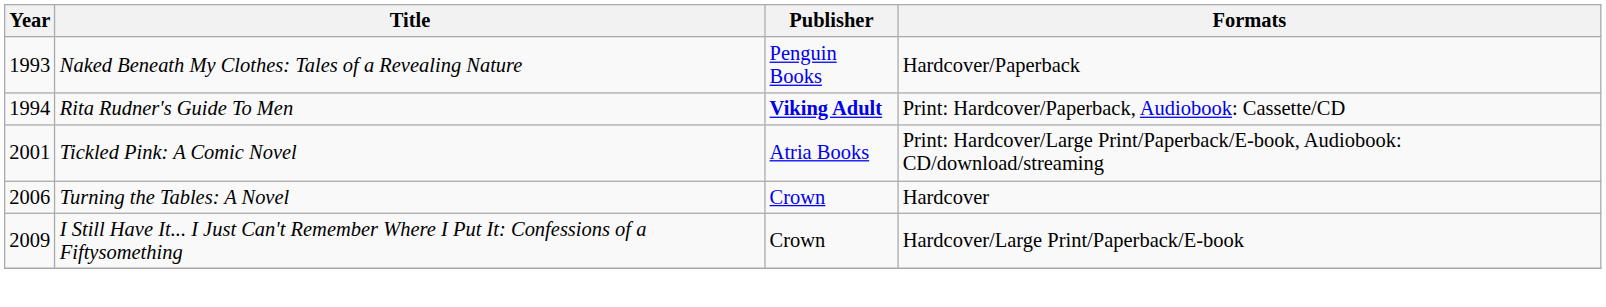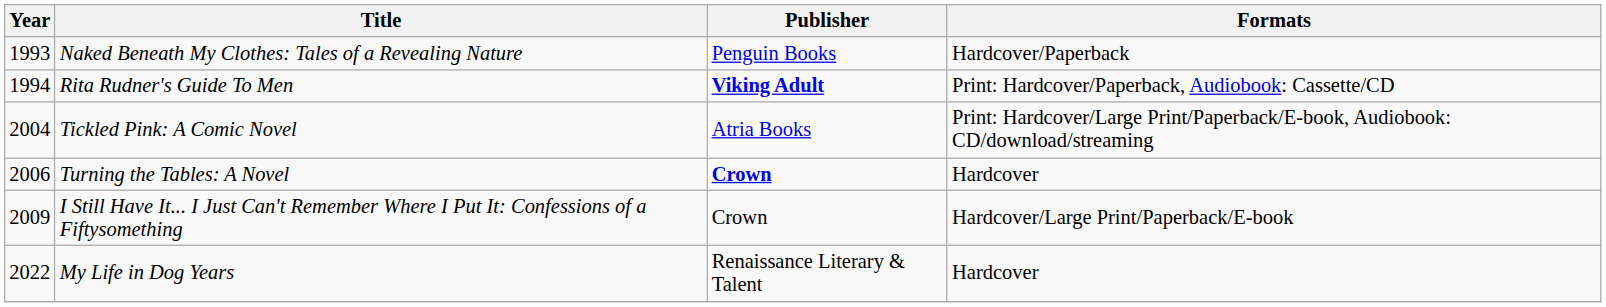(30, 152) 2001 -> (30, 129) 2004
(797, 196) normal -> (742, 173) bold
+ row: (147, 273)
